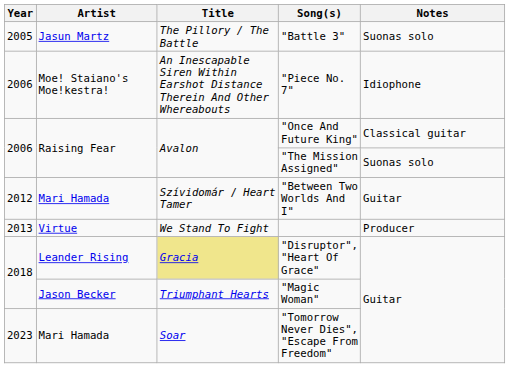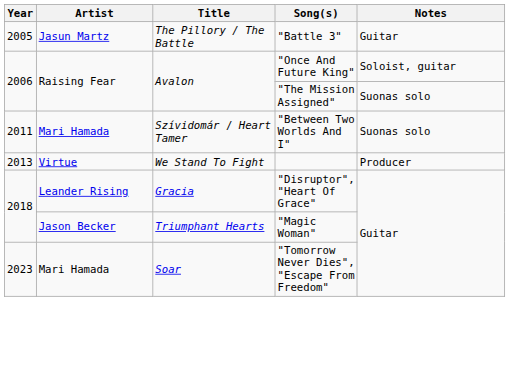(398, 37) Suonas solo -> (379, 37) Guitar
- row: (313, 85)
(414, 133) Classical guitar -> (408, 66) Soloist, guitar
(20, 198) 2012 -> (20, 132) 2011
(382, 198) Guitar -> (395, 132) Suonas solo
(179, 258) khaki background -> (175, 191) no background
